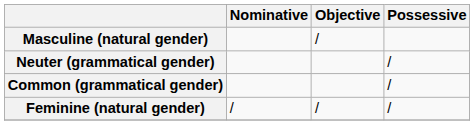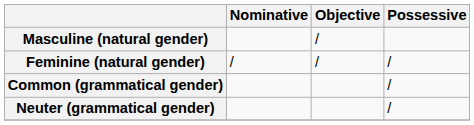rows swapped: (115, 108) <-> (115, 62)
